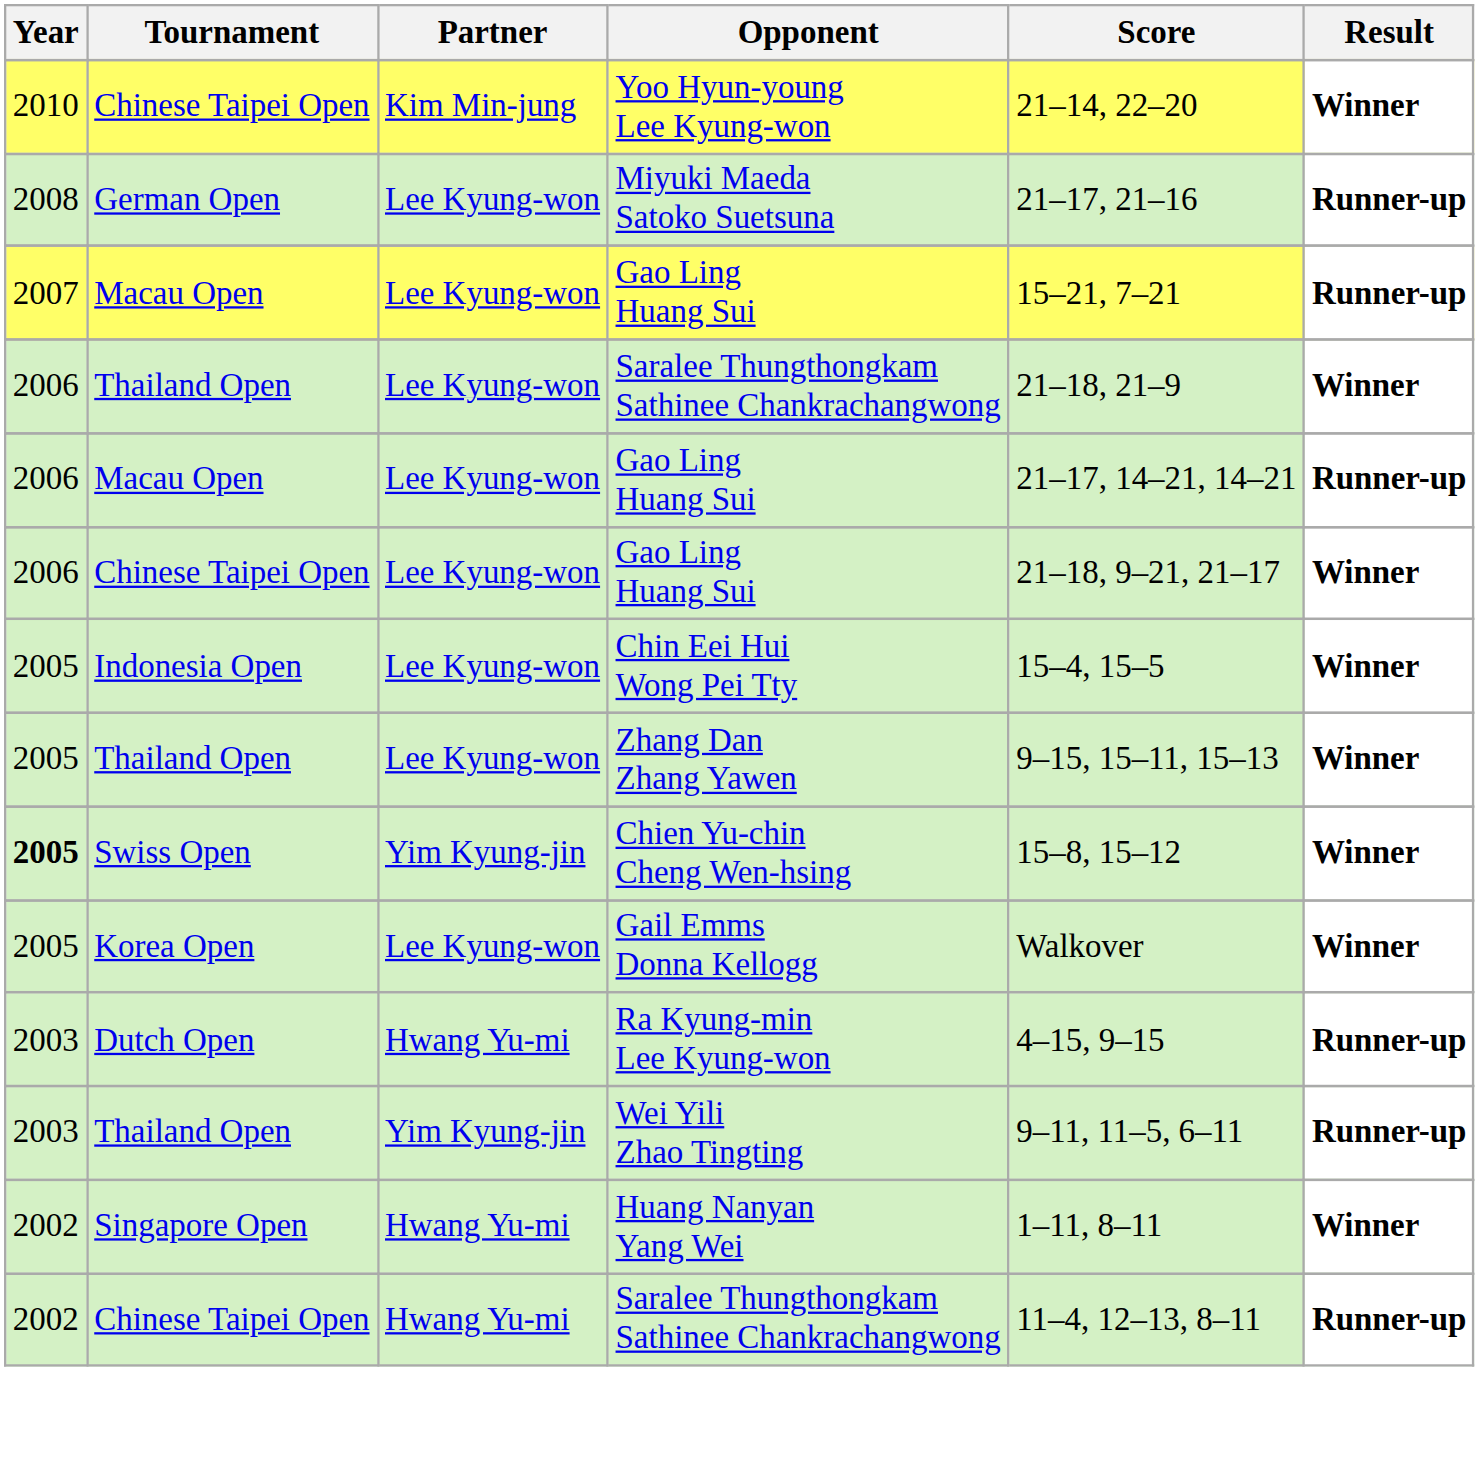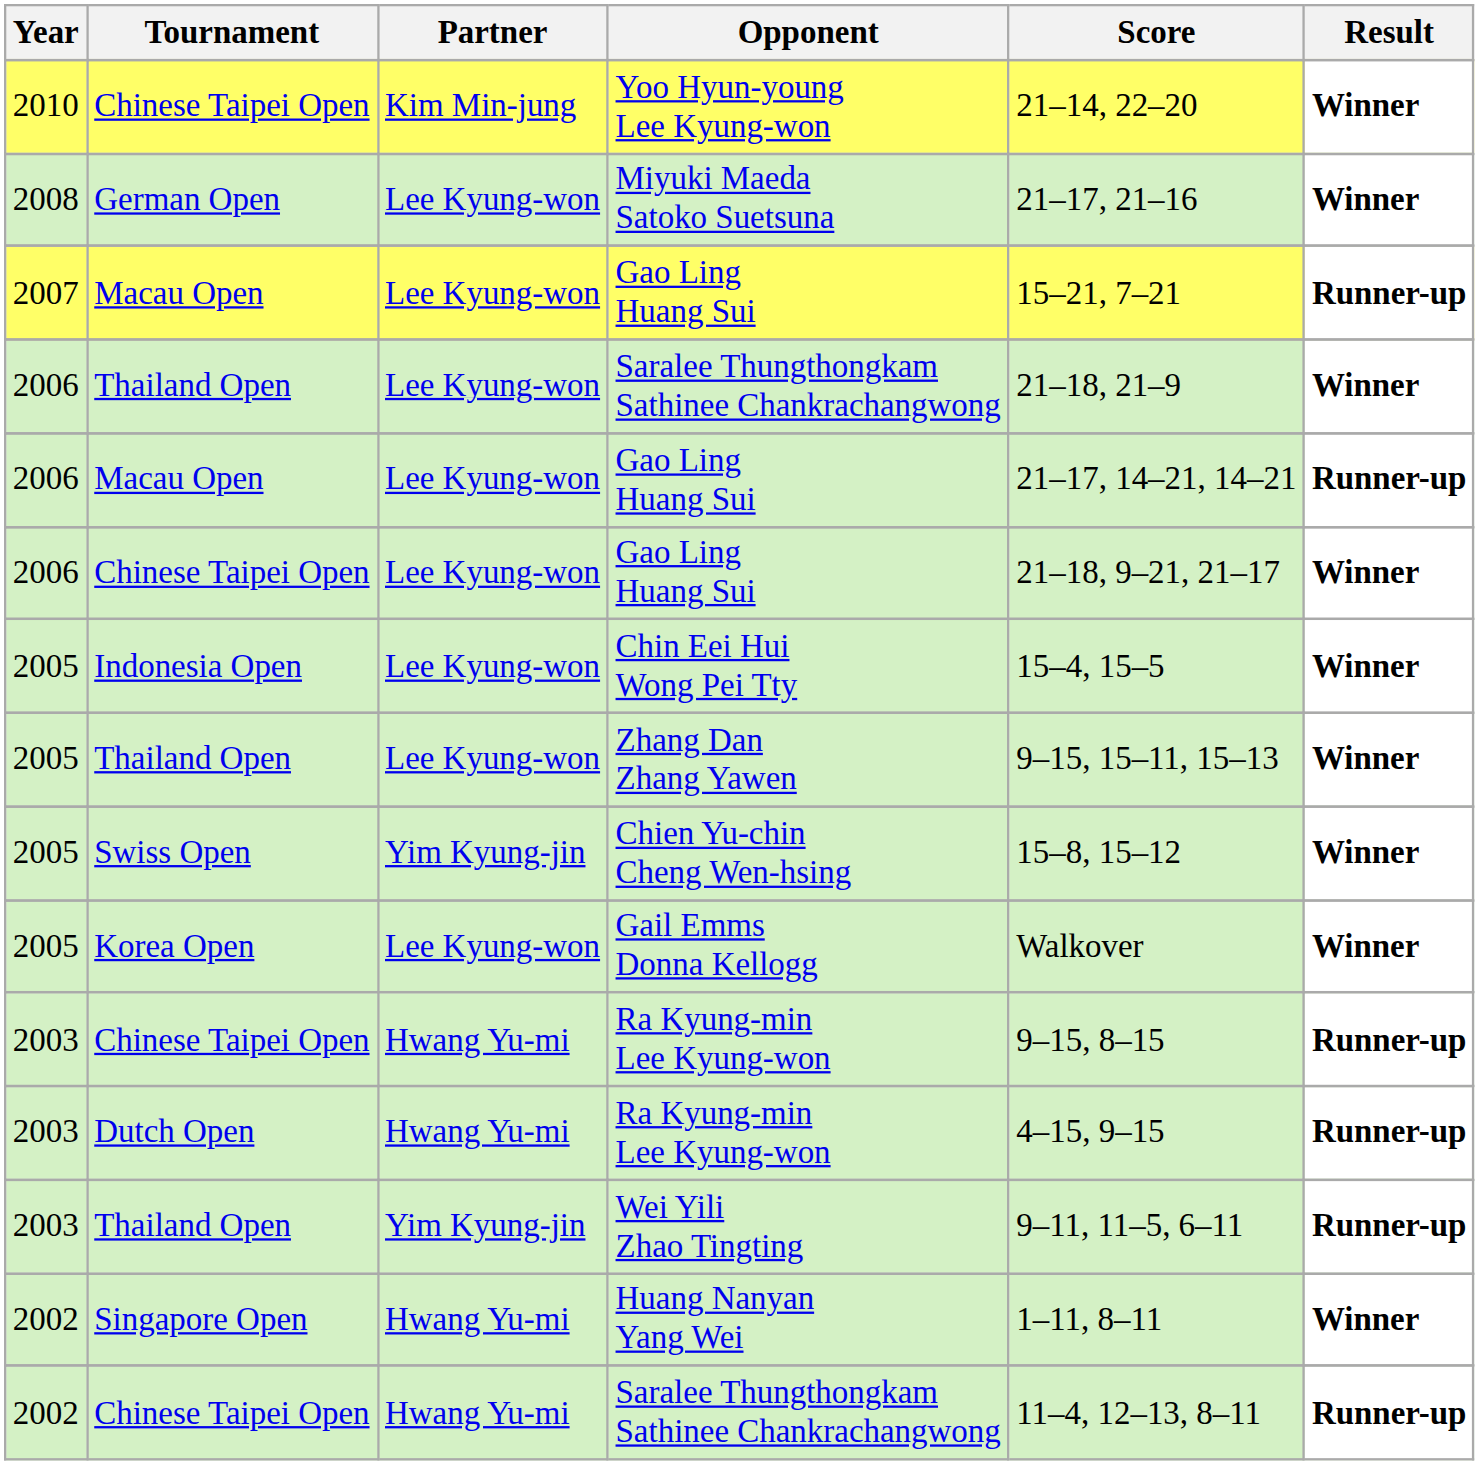(1389, 199) Runner-up -> (1366, 199) Winner
(46, 852) bold -> (46, 852) normal
+ row: (232, 1039)
